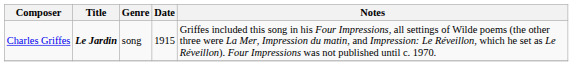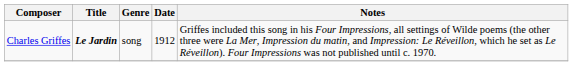(165, 40) 1915 -> (165, 40) 1912
